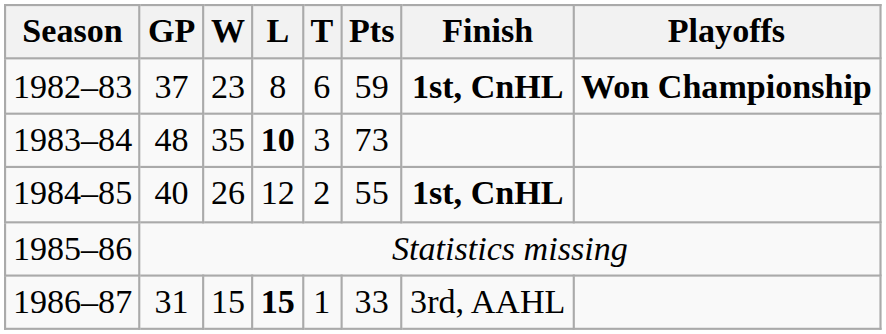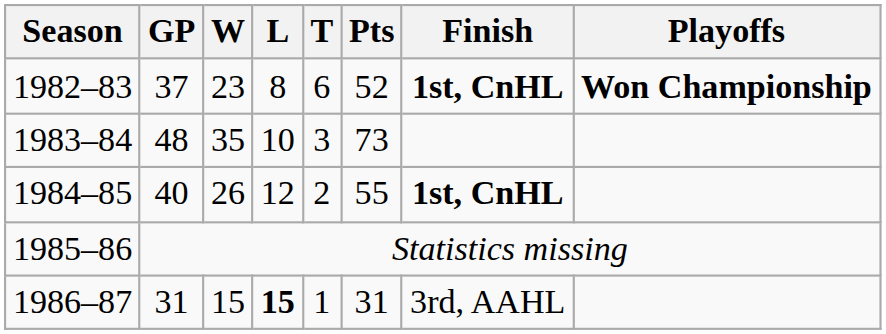(372, 85) 59 -> (372, 85) 52
(278, 139) bold -> (278, 139) normal
(372, 301) 33 -> (372, 301) 31
